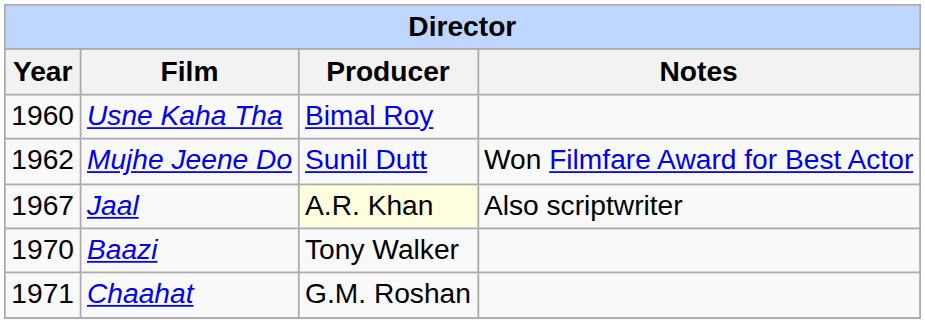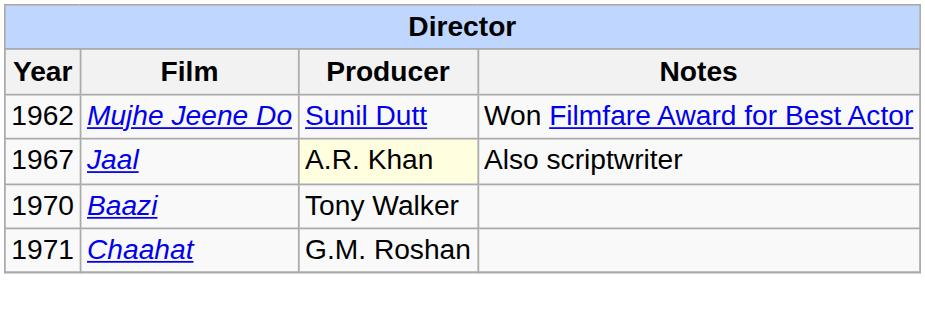- row: (185, 116)
